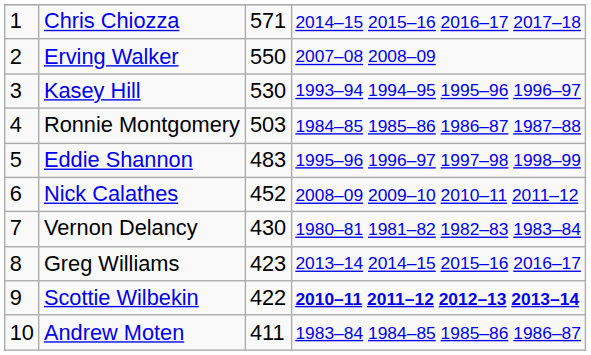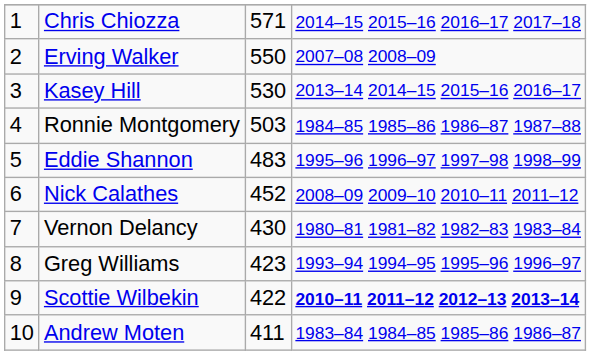(438, 91) 1993–94 1994–95 1995–96 1996–97 -> (438, 91) 2013–14 2014–15 2015–16 2016–17
(438, 264) 2013–14 2014–15 2015–16 2016–17 -> (438, 264) 1993–94 1994–95 1995–96 1996–97
